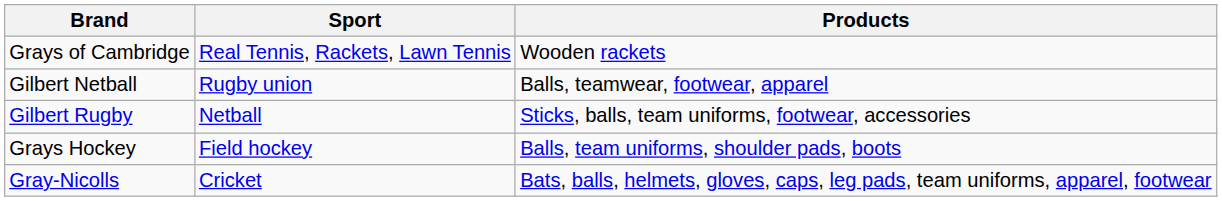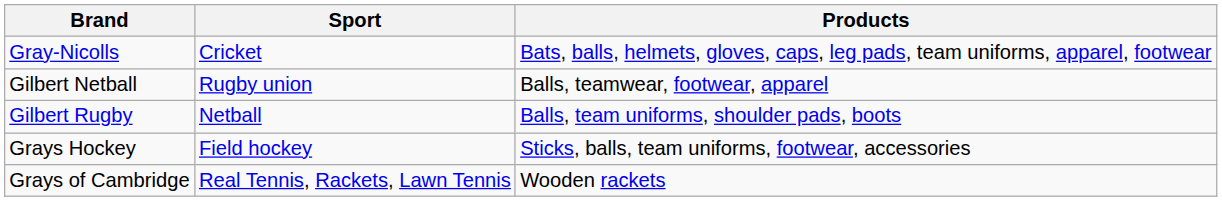rows swapped: (64, 180) <-> (99, 52)
(745, 116) Sticks, balls, team uniforms, footwear, accessories -> (711, 116) Balls, team uniforms, shoulder pads, boots
(711, 148) Balls, team uniforms, shoulder pads, boots -> (745, 148) Sticks, balls, team uniforms, footwear, accessories
